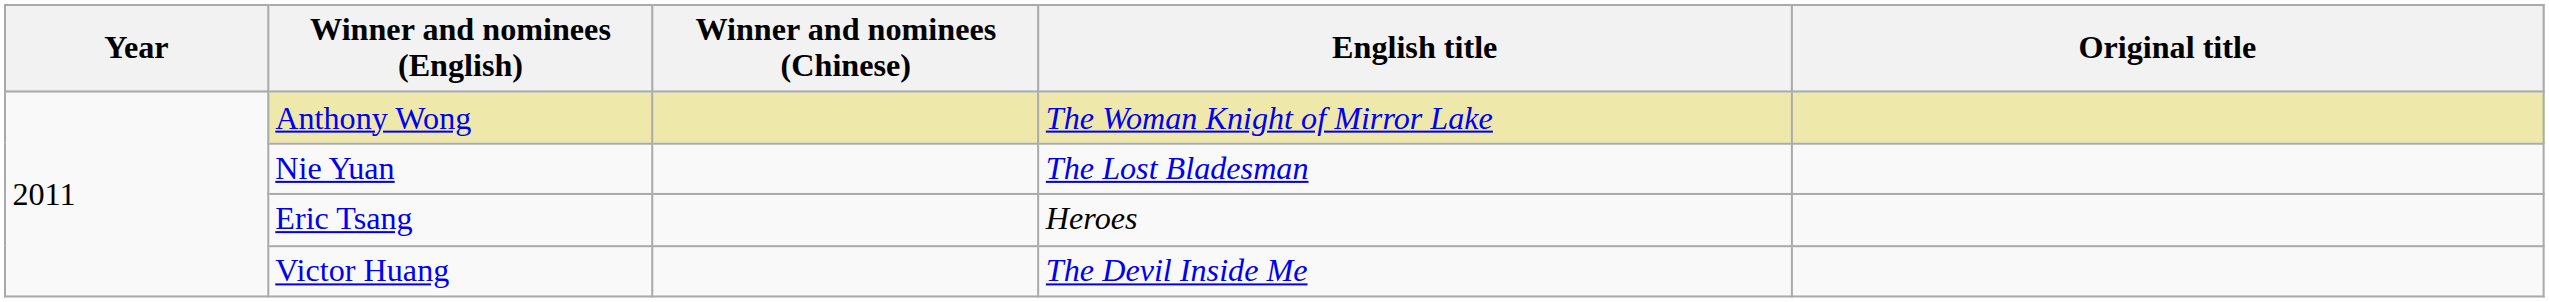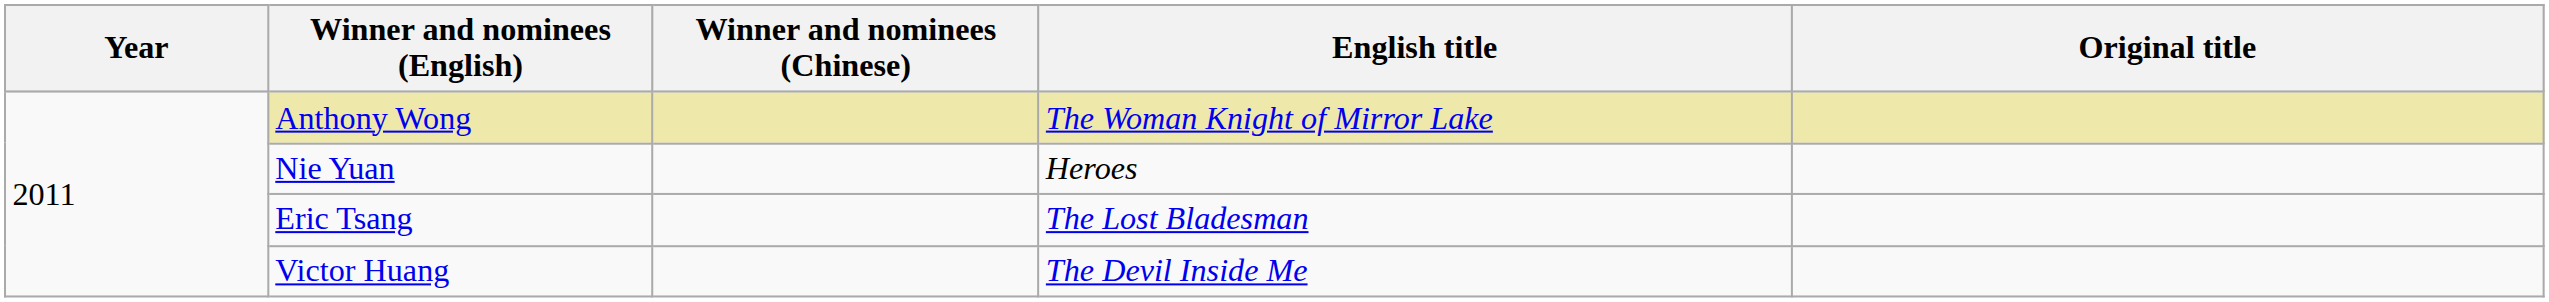(1177, 168) The Lost Bladesman -> (1092, 168) Heroes
(1092, 219) Heroes -> (1177, 219) The Lost Bladesman
